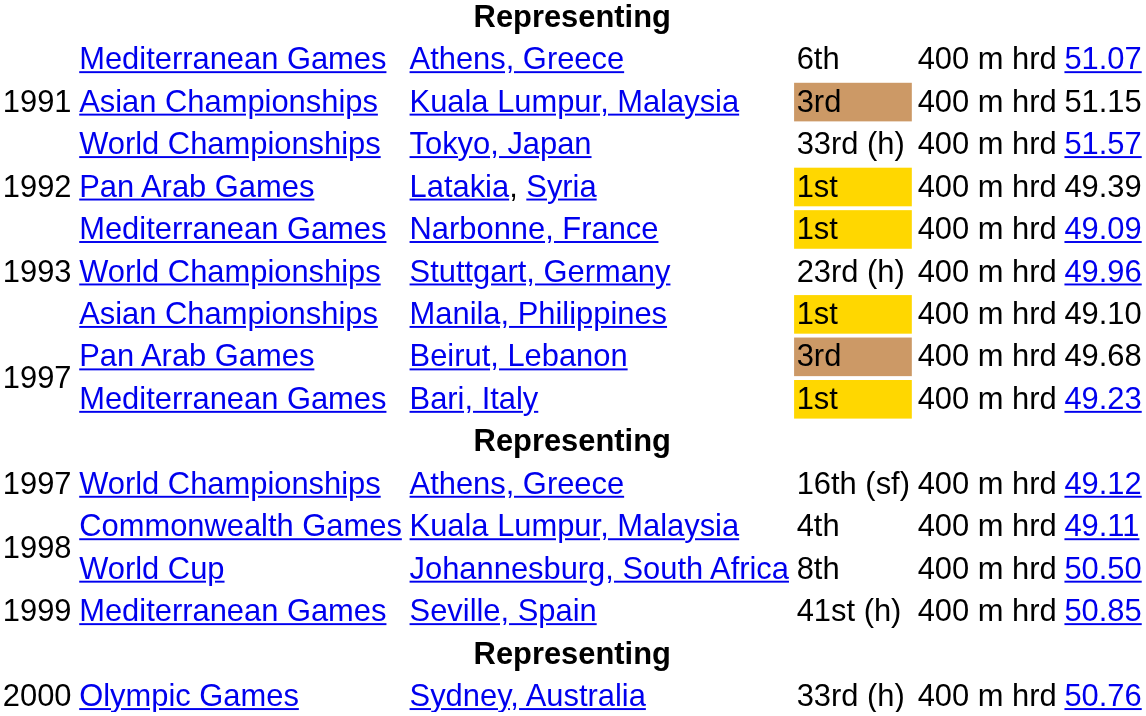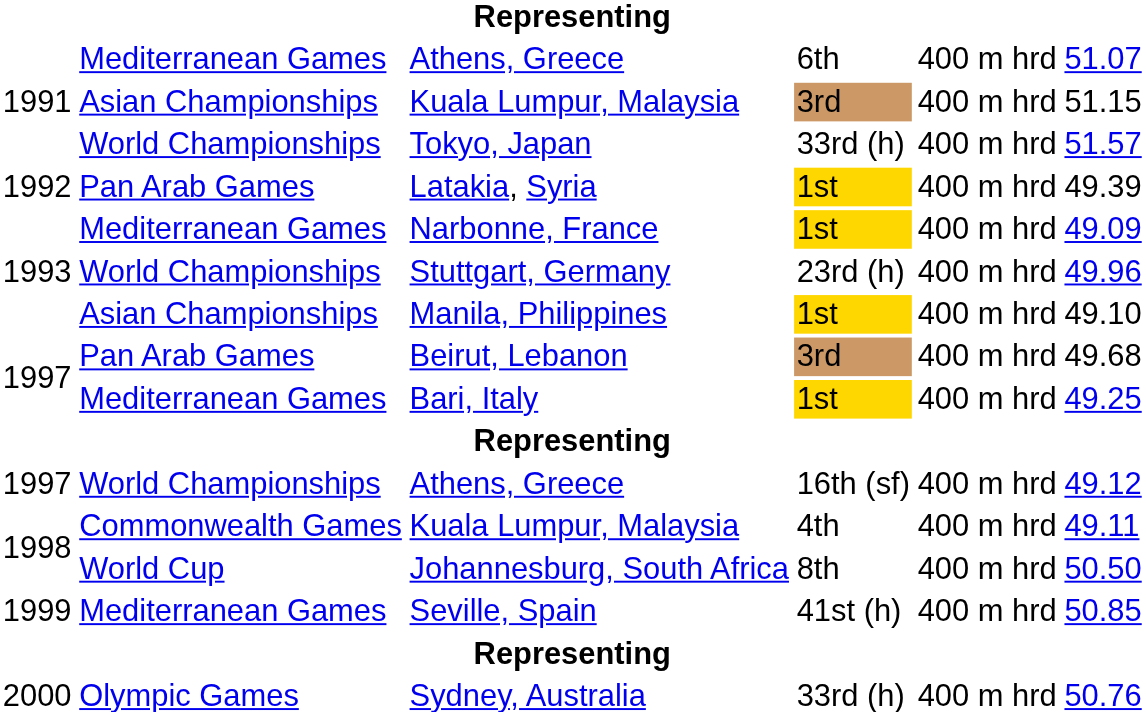(1103, 398) 49.23 -> (1103, 398) 49.25
